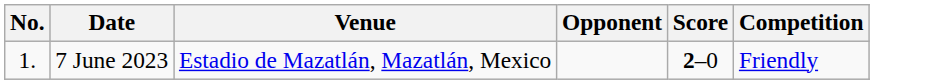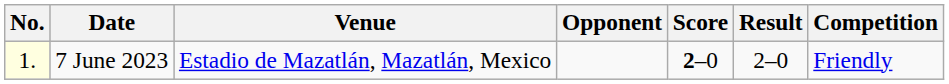+ column: (771, 23)
(27, 60) no background -> (27, 60) lightyellow background
